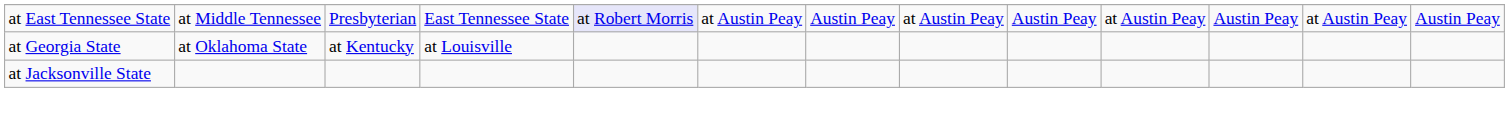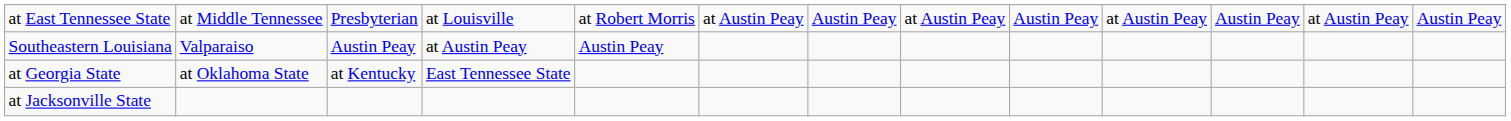(497, 18) East Tennessee State -> (470, 18) at Louisville
(635, 18) lavender background -> (637, 18) no background
+ row: (90, 45)
(468, 45) at Louisville -> (498, 73) East Tennessee State
